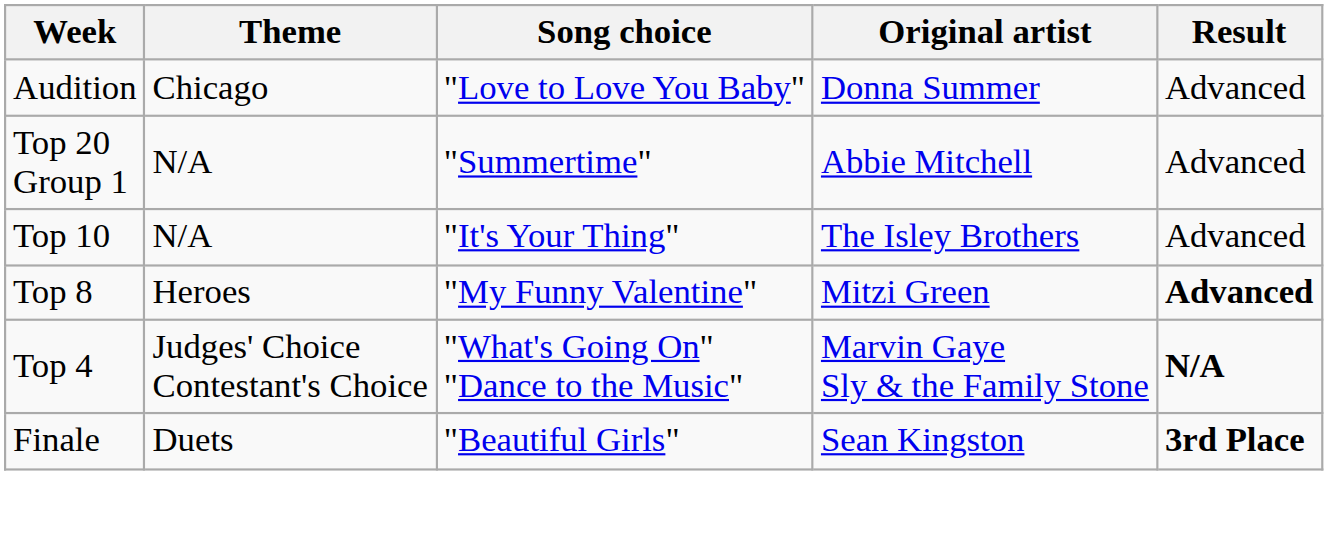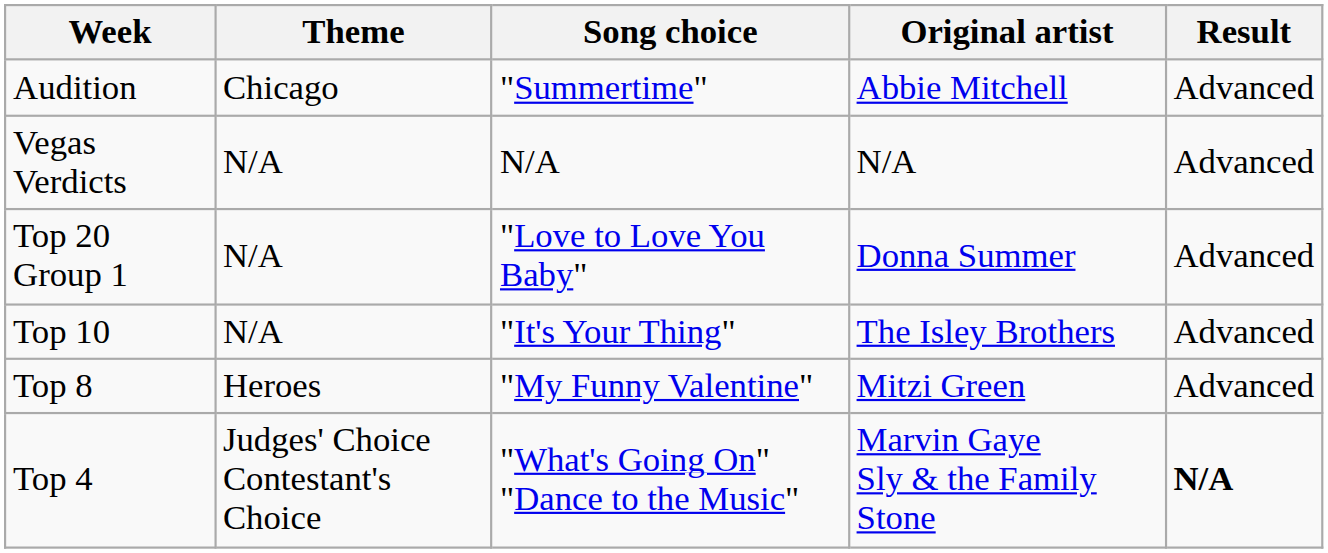(624, 87) "Love to Love You Baby" -> (604, 87) "Summertime"
(930, 87) Donna Summer -> (962, 87) Abbie Mitchell
+ row: (70, 161)
(548, 161) "Summertime" -> (632, 255) "Love to Love You Baby"
(927, 161) Abbie Mitchell -> (966, 255) Donna Summer
(1239, 291) bold -> (1244, 385) normal
- row: (56, 440)
